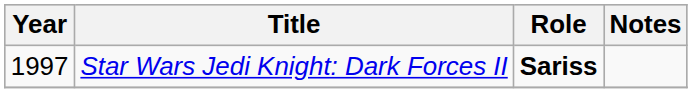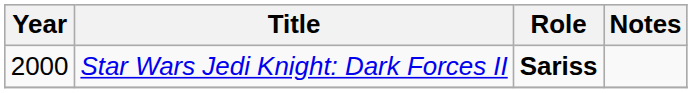(40, 66) 1997 -> (40, 66) 2000
